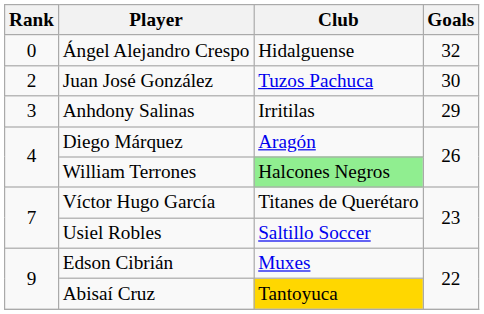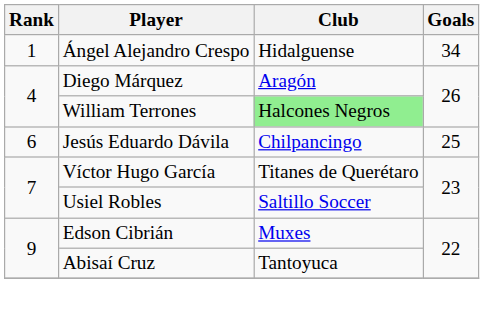(31, 50) 0 -> (31, 50) 1
(451, 50) 32 -> (451, 50) 34
- row: (138, 80)
- row: (129, 111)
+ row: (146, 141)
(298, 293) gold background -> (298, 263) no background
